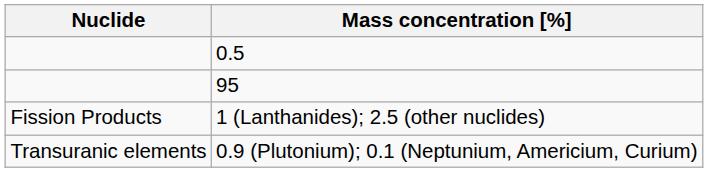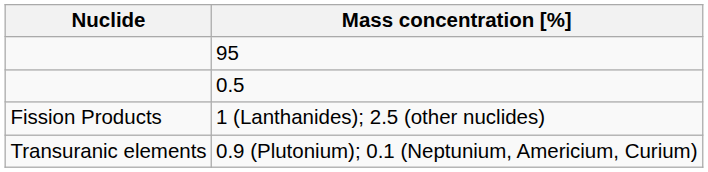rows swapped: (227, 85) <-> (230, 53)
